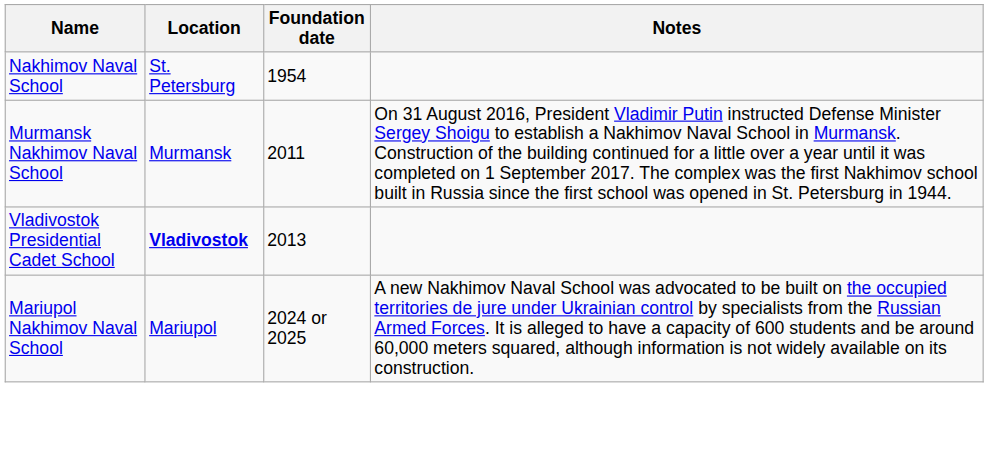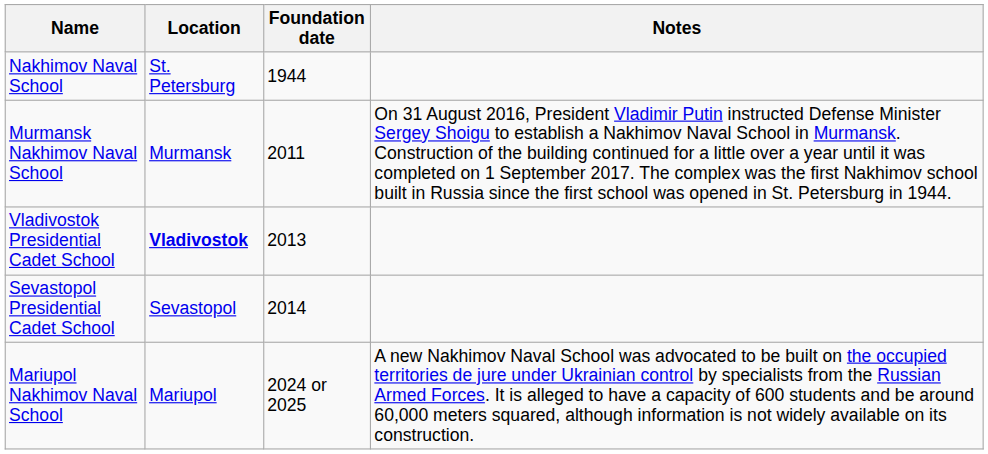(287, 76) 1954 -> (287, 76) 1944
+ row: (62, 308)
